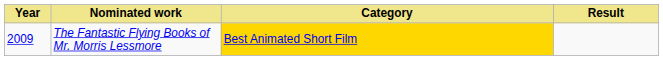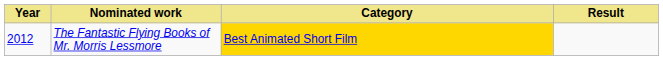(20, 39) 2009 -> (20, 39) 2012
